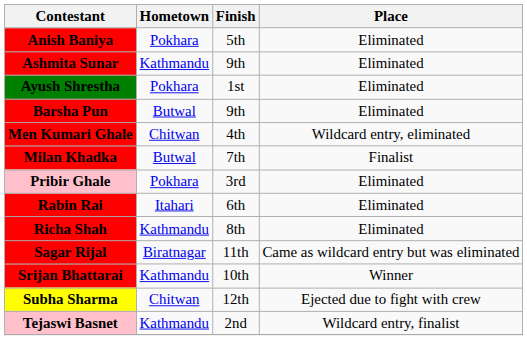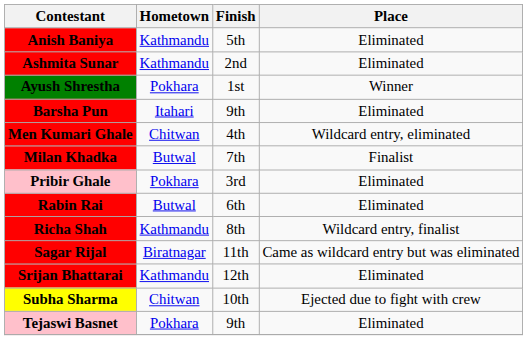(174, 39) Pokhara -> (174, 39) Kathmandu
(236, 63) 9th -> (236, 63) 2nd
(391, 87) Eliminated -> (391, 87) Winner
(174, 110) Butwal -> (174, 110) Itahari
(174, 205) Itahari -> (174, 205) Butwal
(391, 228) Eliminated -> (391, 228) Wildcard entry, finalist
(236, 275) 10th -> (236, 275) 12th
(391, 275) Winner -> (391, 275) Eliminated
(236, 299) 12th -> (236, 299) 10th
(174, 323) Kathmandu -> (174, 323) Pokhara
(236, 323) 2nd -> (236, 323) 9th
(391, 323) Wildcard entry, finalist -> (391, 323) Eliminated
